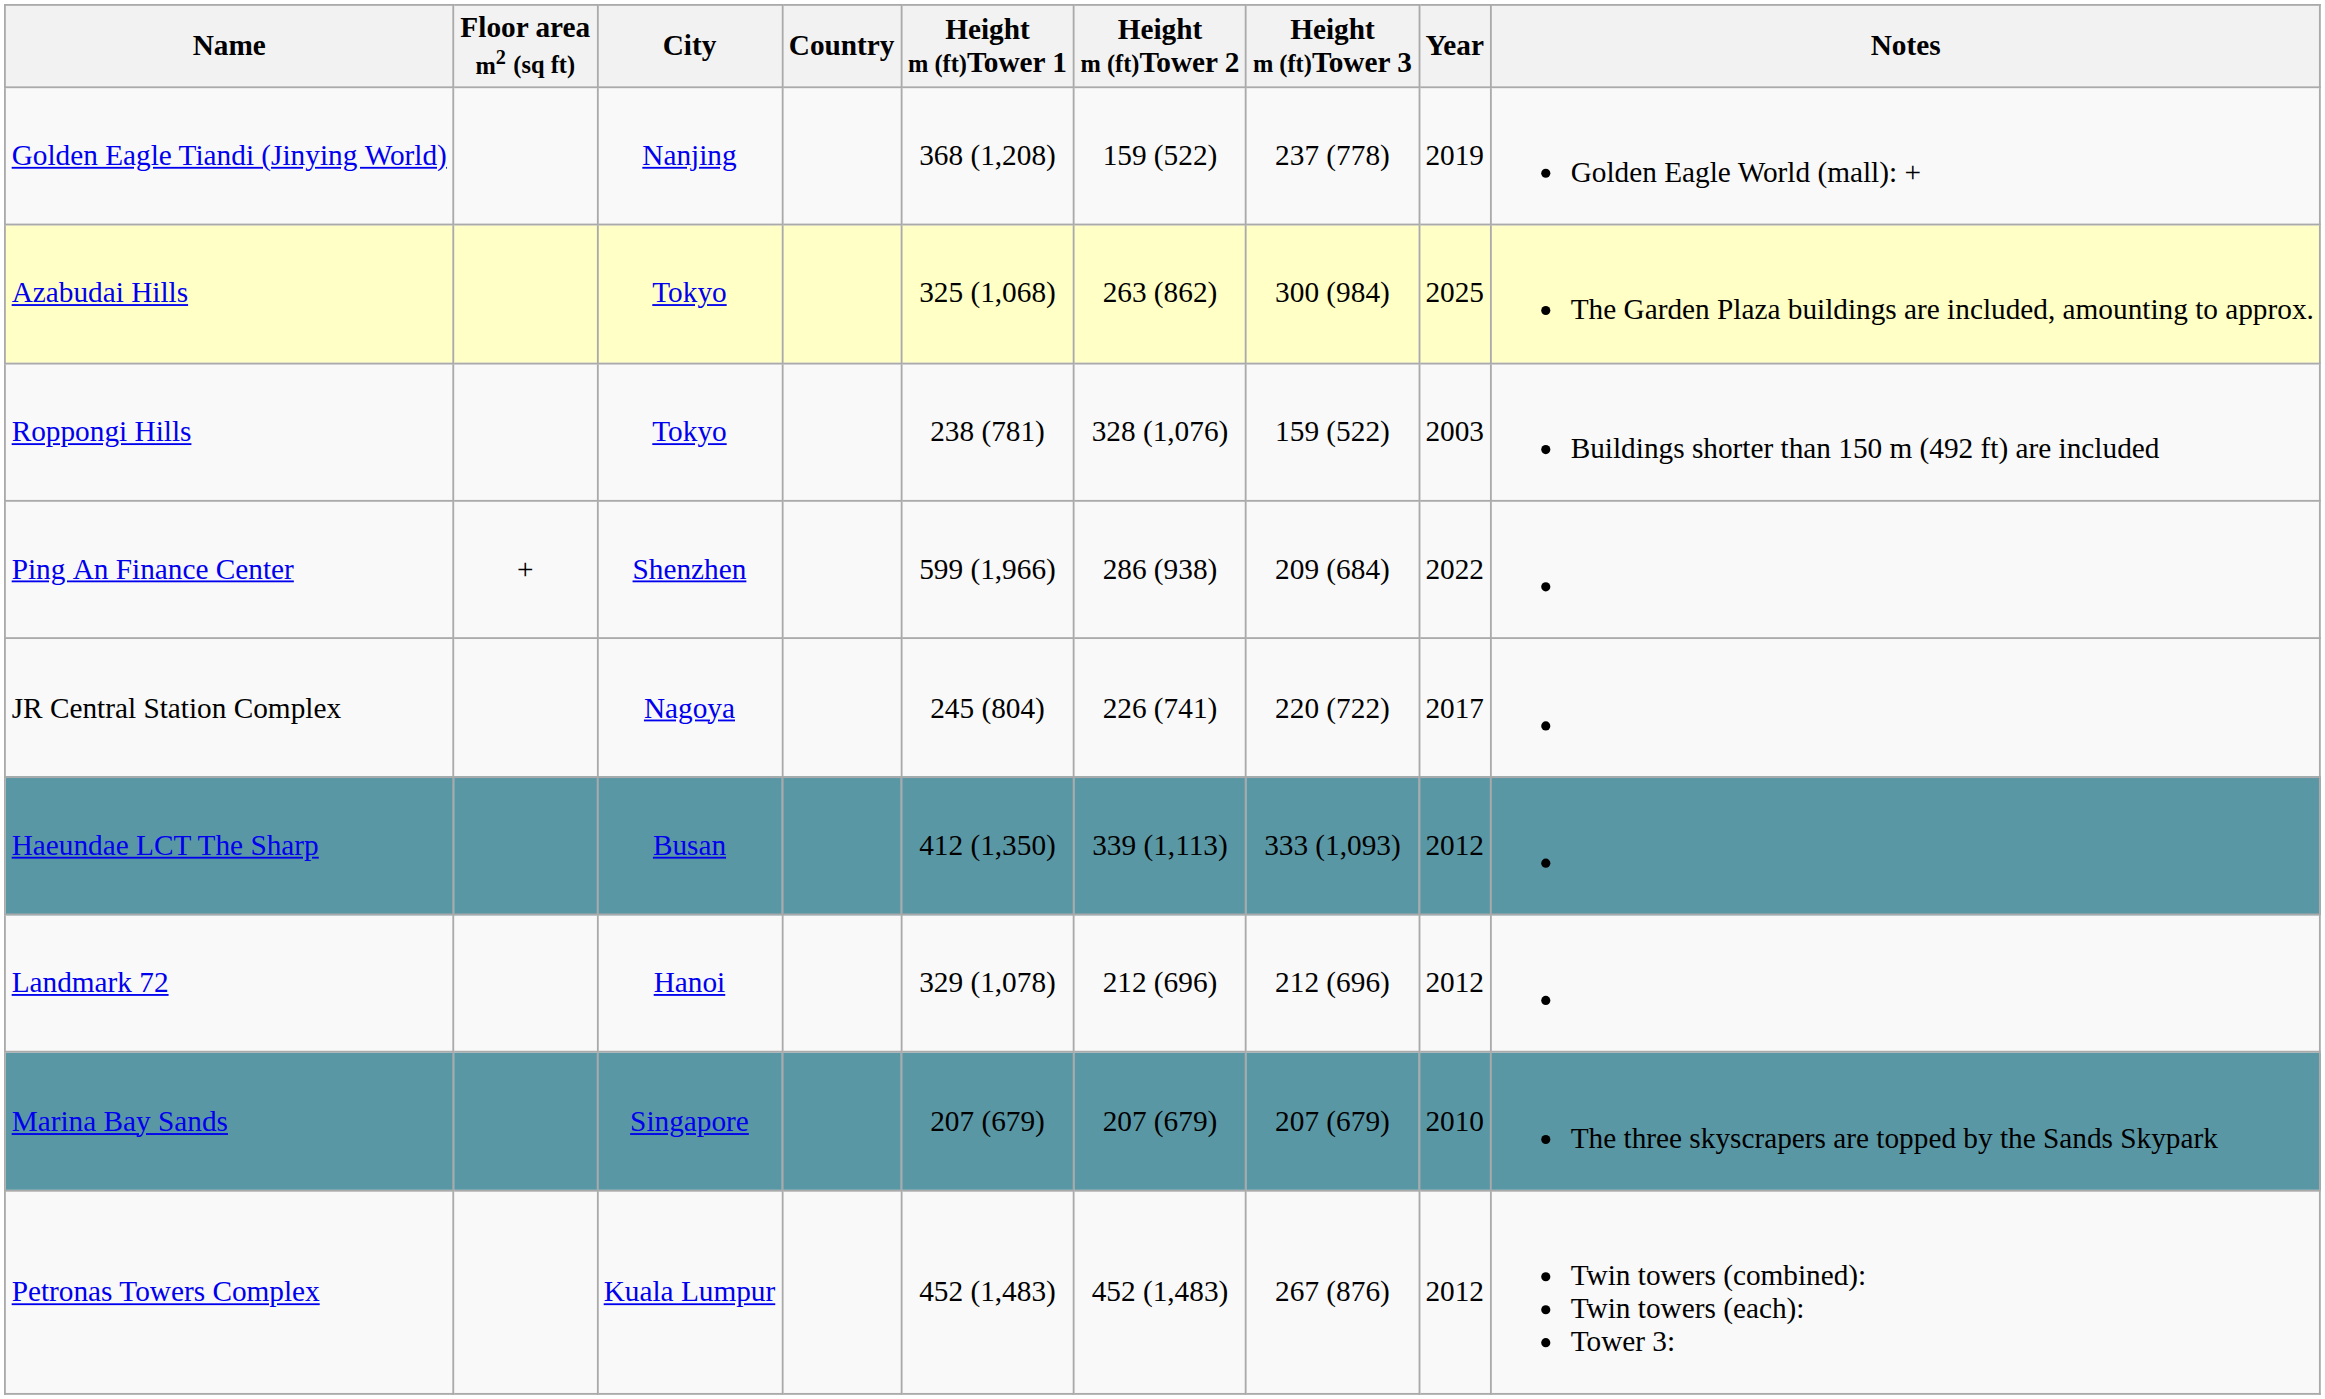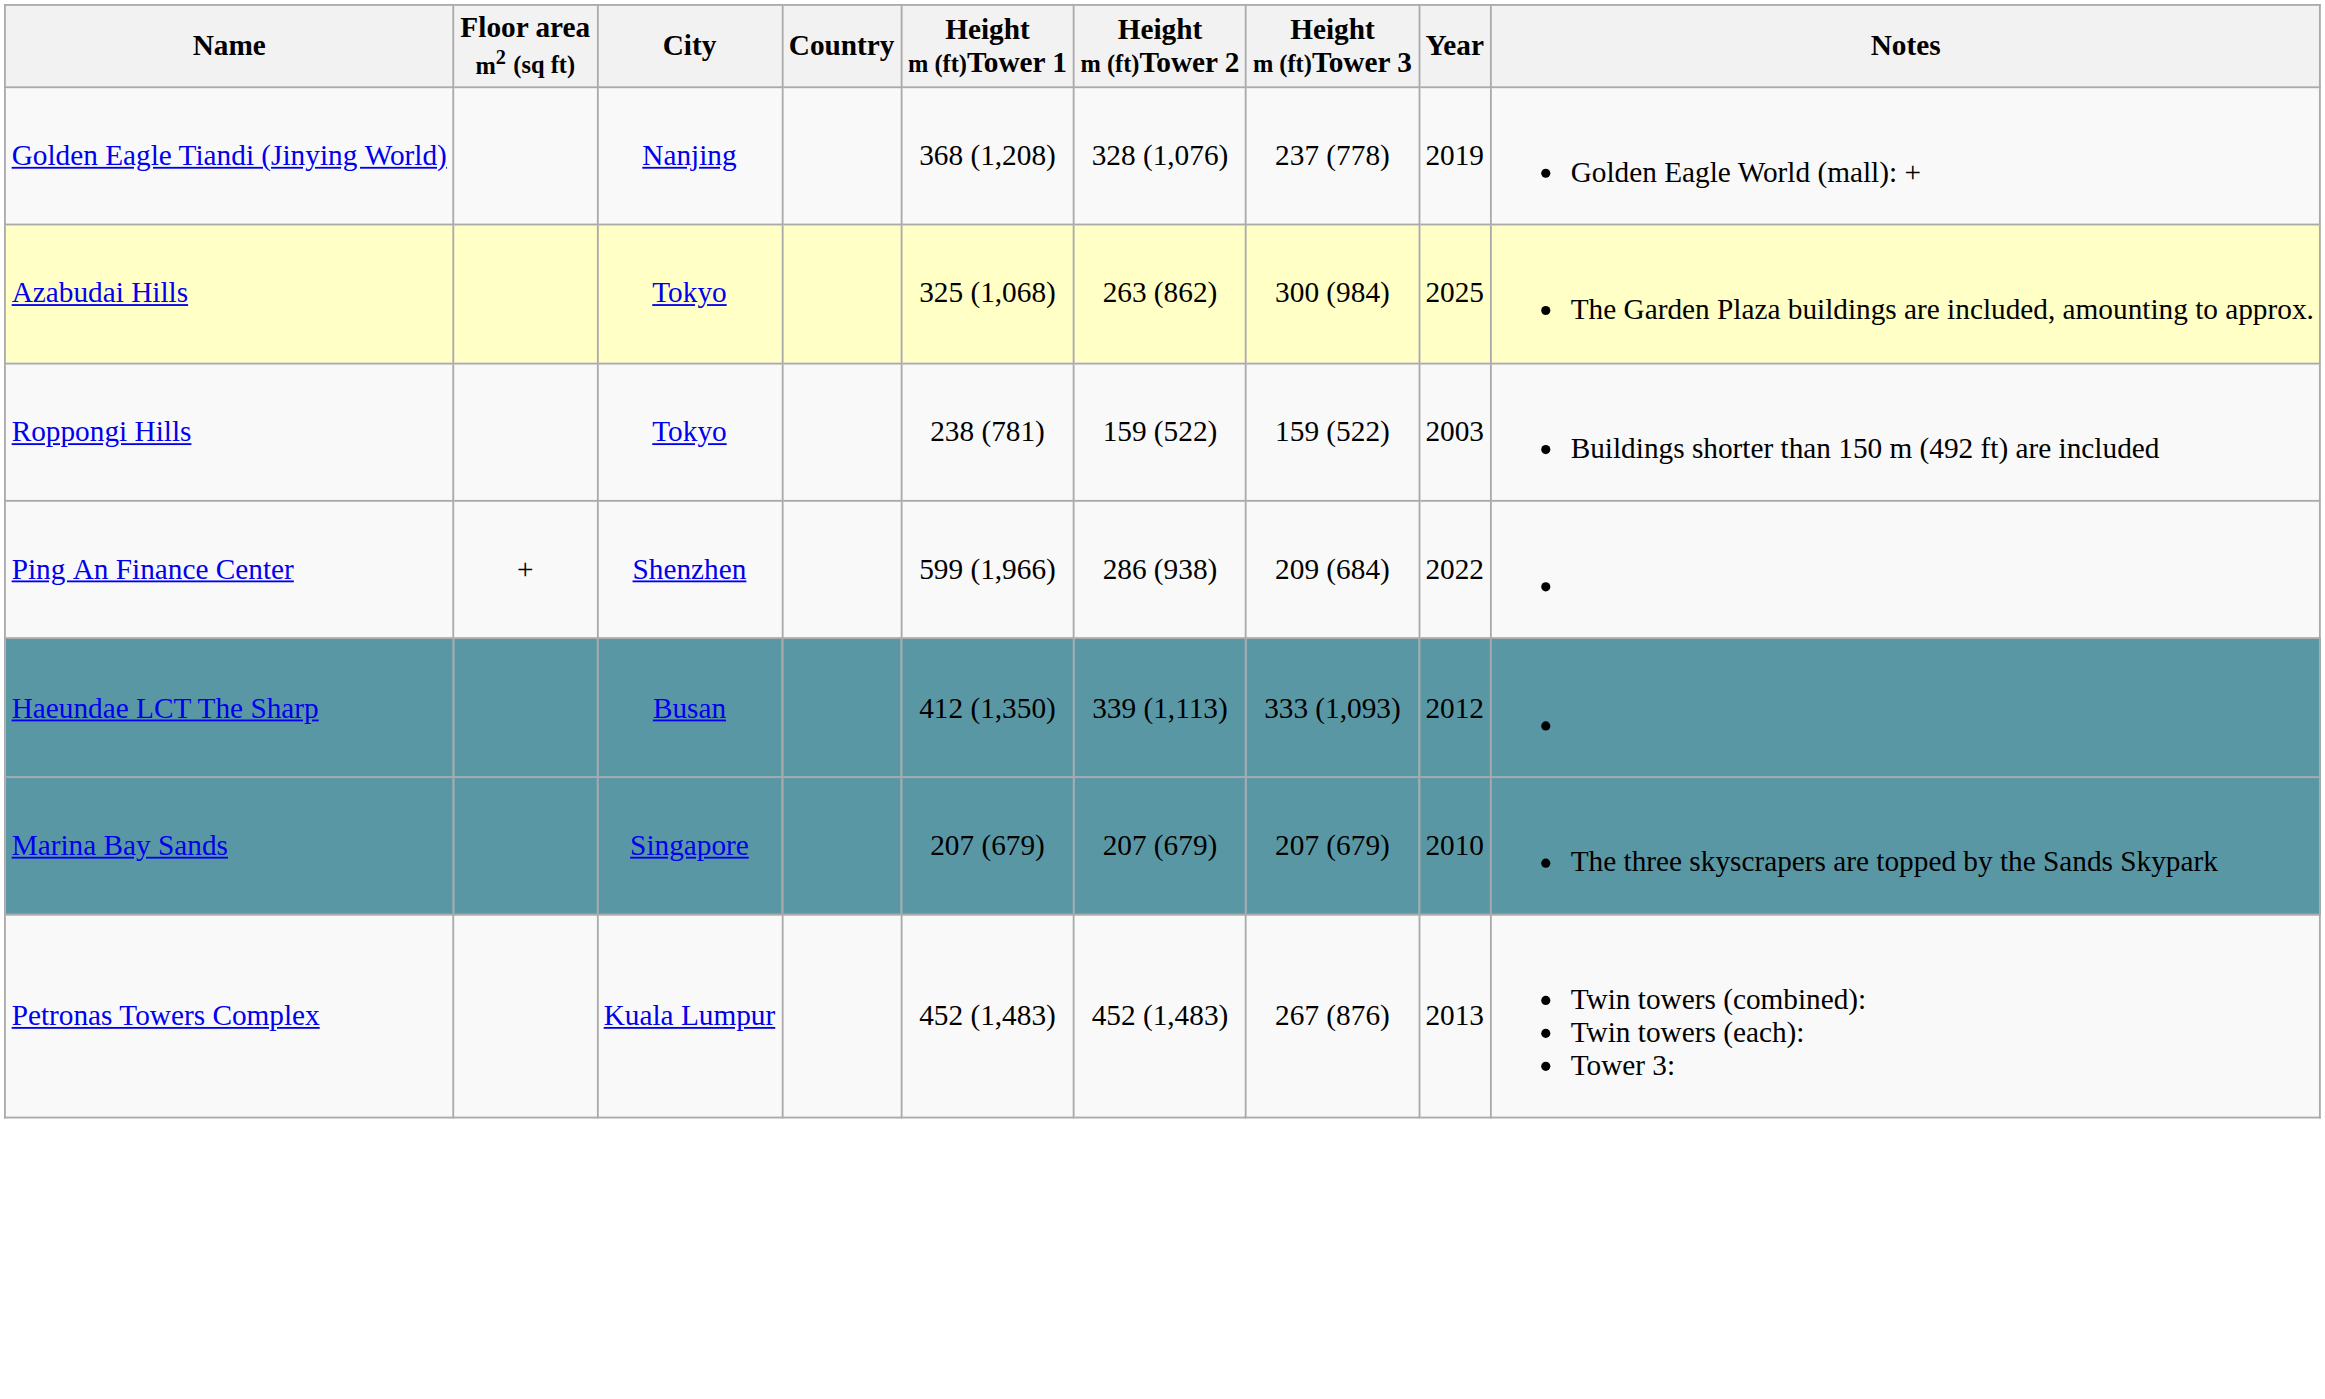(1160, 155) 159 (522) -> (1160, 155) 328 (1,076)
(1160, 431) 328 (1,076) -> (1160, 431) 159 (522)
- row: (176, 707)
- row: (90, 983)
(1455, 1291) 2012 -> (1455, 1016) 2013
